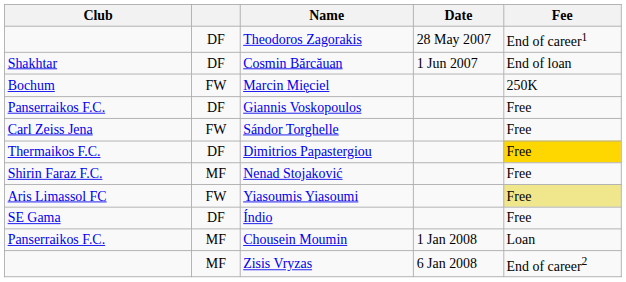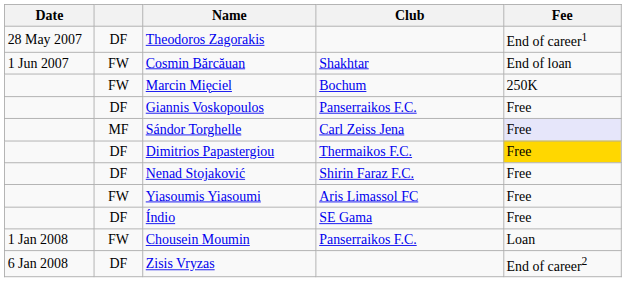columns swapped: (458, 15) <-> (98, 15)
(216, 63) DF -> (118, 63) FW
(216, 129) FW -> (118, 129) MF
(519, 129) no background -> (519, 129) lavender background
(216, 173) MF -> (118, 173) DF
(519, 195) khaki background -> (519, 195) no background
(216, 240) MF -> (118, 240) FW
(216, 264) MF -> (118, 264) DF
